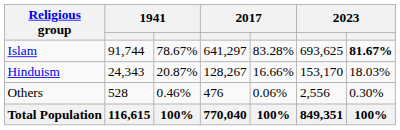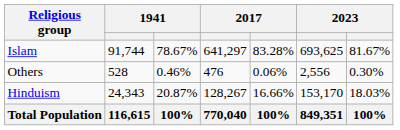(371, 51) bold -> (370, 51) normal
rows swapped: (34, 72) <-> (25, 93)
